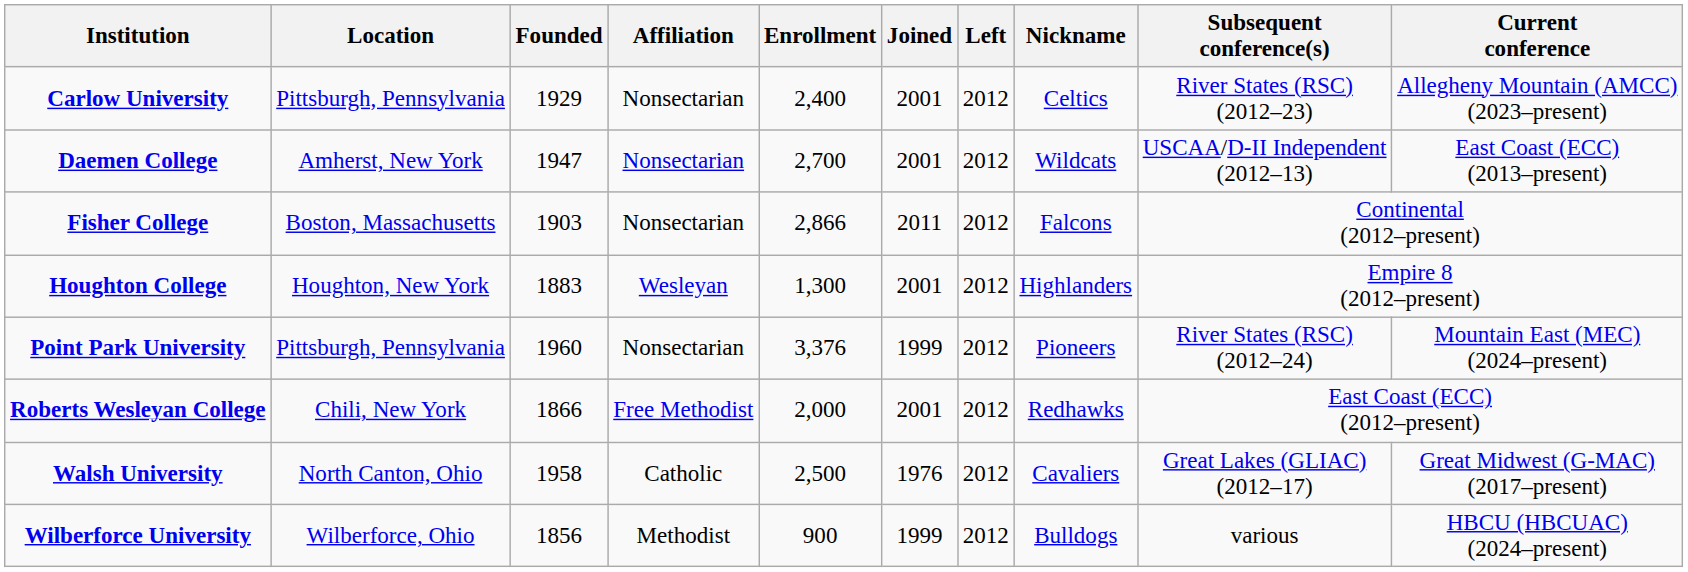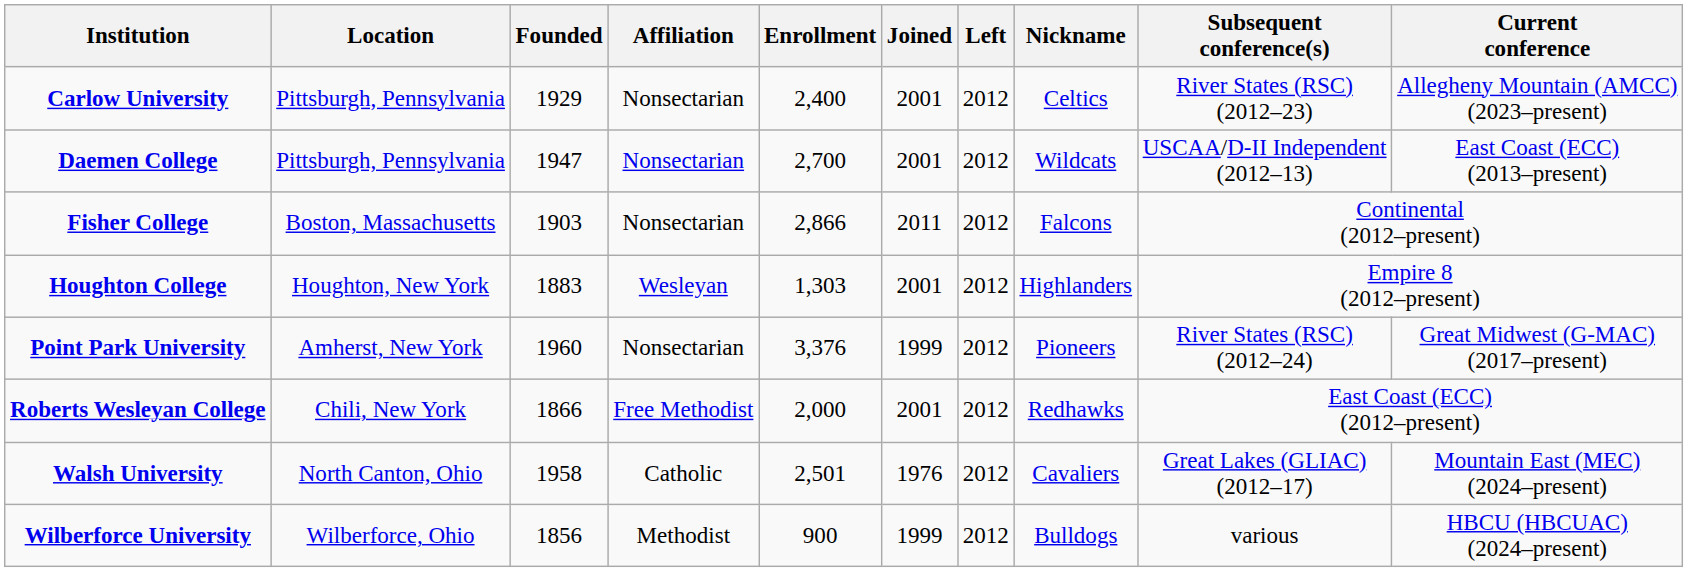(391, 160) Amherst, New York -> (391, 160) Pittsburgh, Pennsylvania
(820, 285) 1,300 -> (820, 285) 1,303
(391, 348) Pittsburgh, Pennsylvania -> (391, 348) Amherst, New York
(1537, 348) Mountain East (MEC) (2024–present) -> (1537, 348) Great Midwest (G-MAC) (2017–present)
(820, 472) 2,500 -> (820, 472) 2,501
(1537, 472) Great Midwest (G-MAC) (2017–present) -> (1537, 472) Mountain East (MEC) (2024–present)
